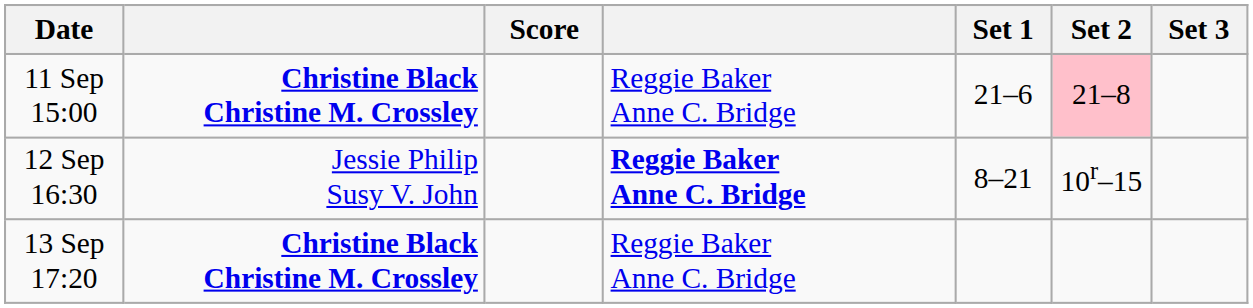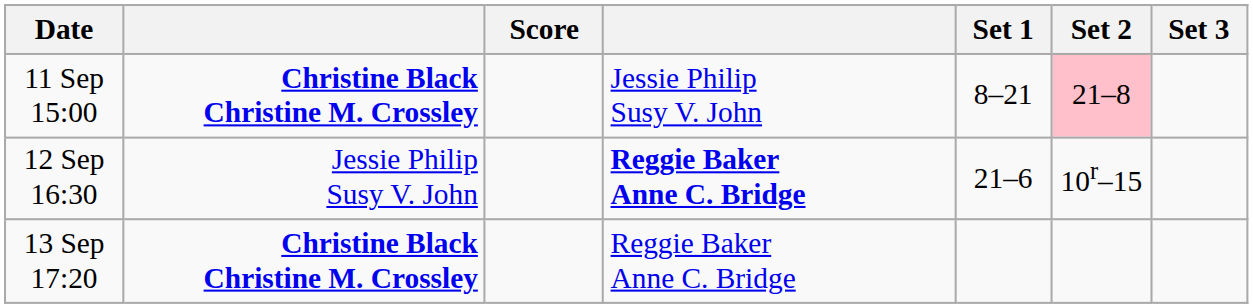(703, 94) Reggie Baker Anne C. Bridge -> (686, 94) Jessie Philip Susy V. John
(1003, 94) 21–6 -> (1003, 94) 8–21
(1003, 178) 8–21 -> (1003, 178) 21–6
